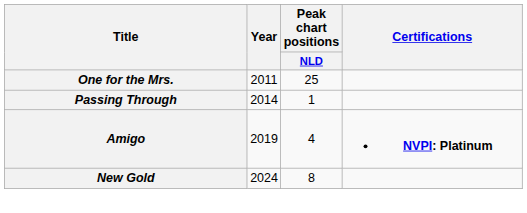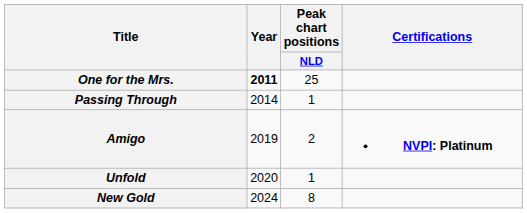(264, 80) normal -> (264, 80) bold
(311, 139) 4 -> (311, 139) 2
+ row: (126, 178)
